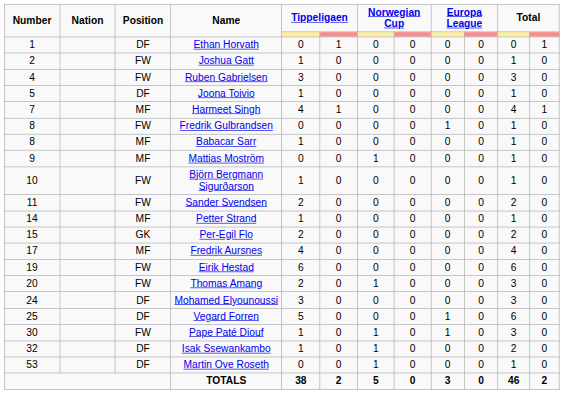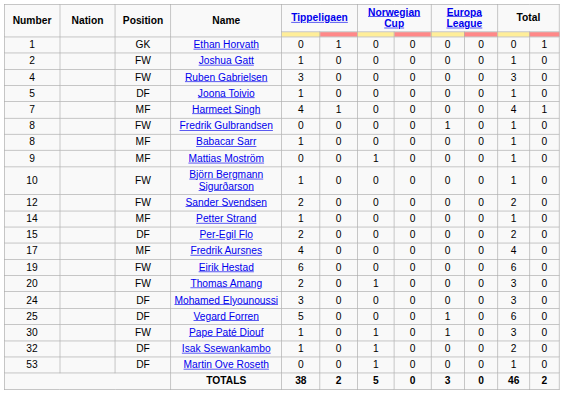(143, 45) DF -> (143, 45) GK
(32, 202) 11 -> (32, 202) 12
(143, 235) GK -> (143, 235) DF
